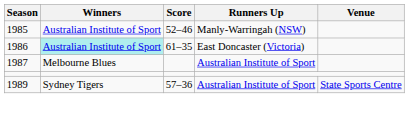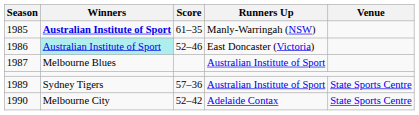(102, 29) normal -> (107, 29) bold
(179, 29) 52–46 -> (189, 29) 61–35
(179, 46) 61–35 -> (189, 46) 52–46
+ row: (17, 101)
